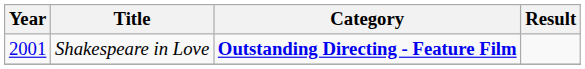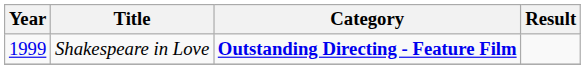(28, 49) 2001 -> (28, 49) 1999
